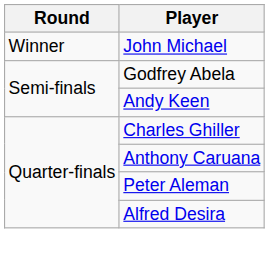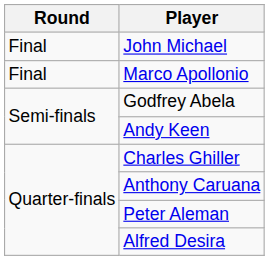(36, 46) Winner -> (28, 46) Final
+ row: (186, 74)
